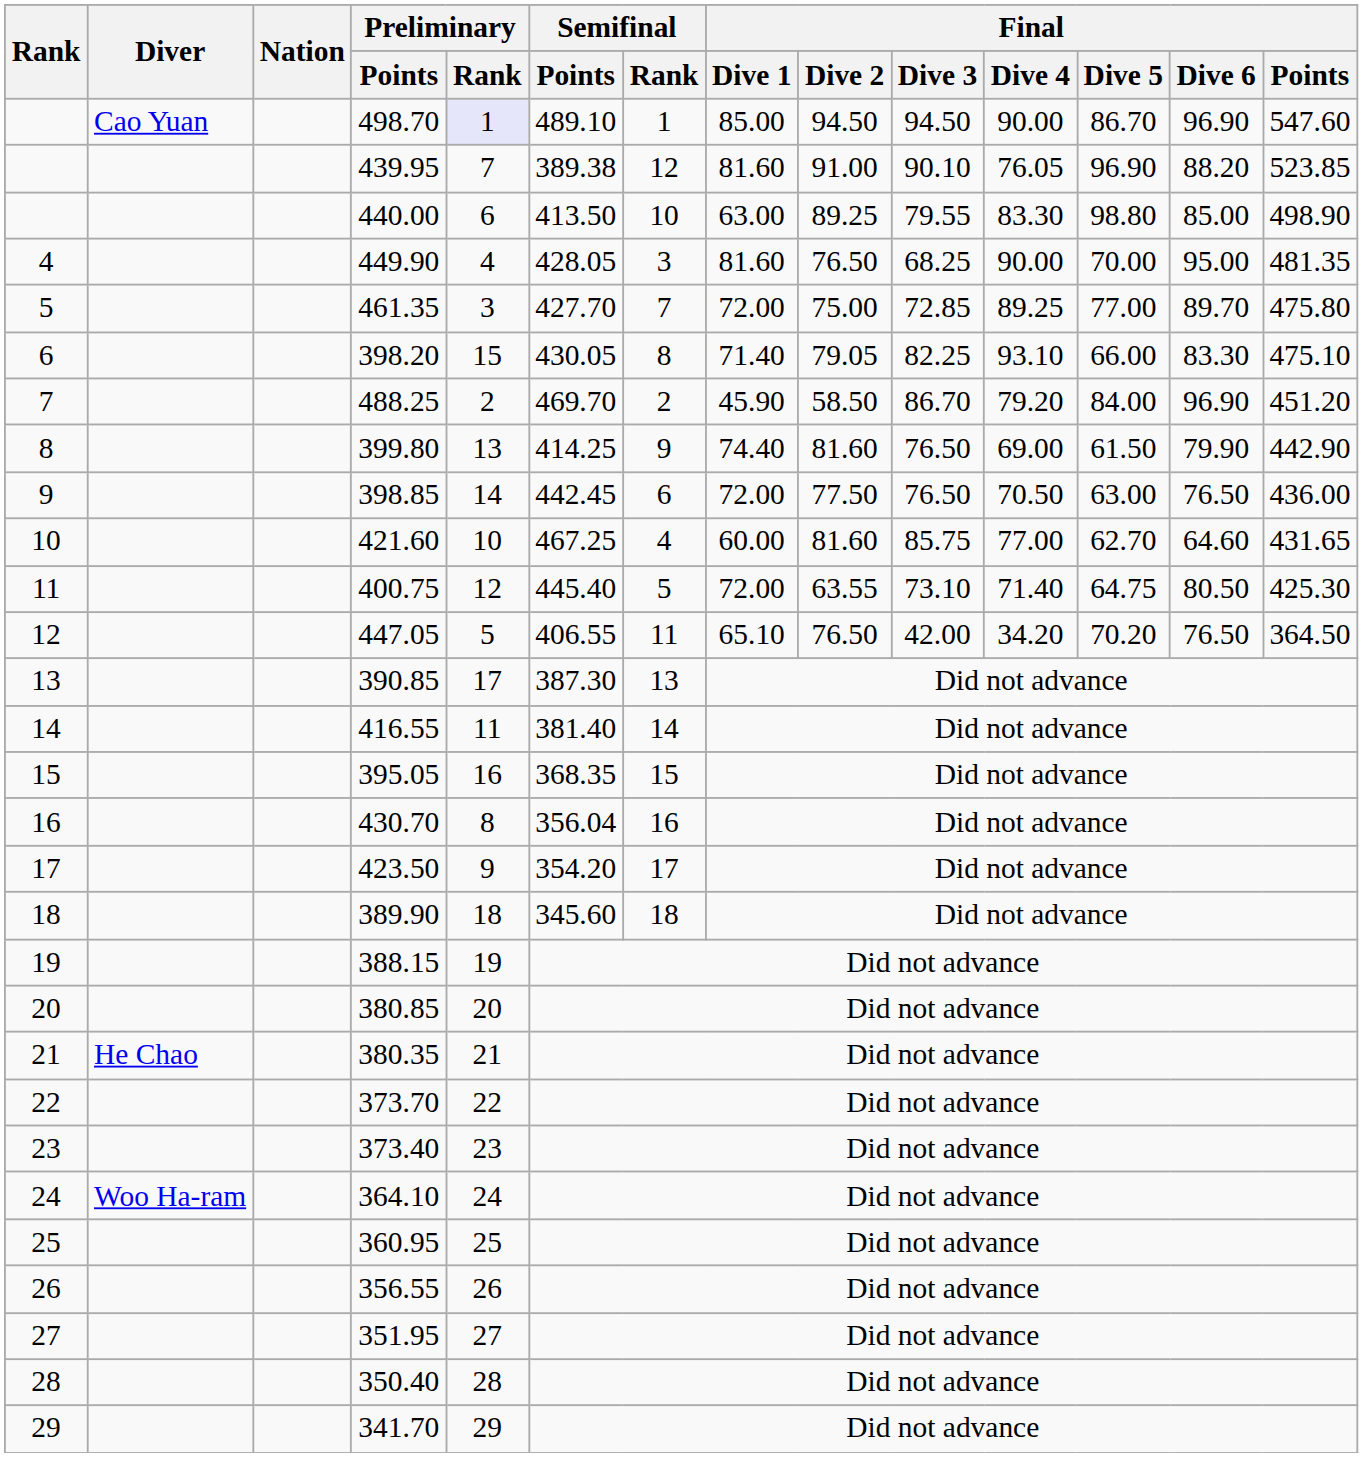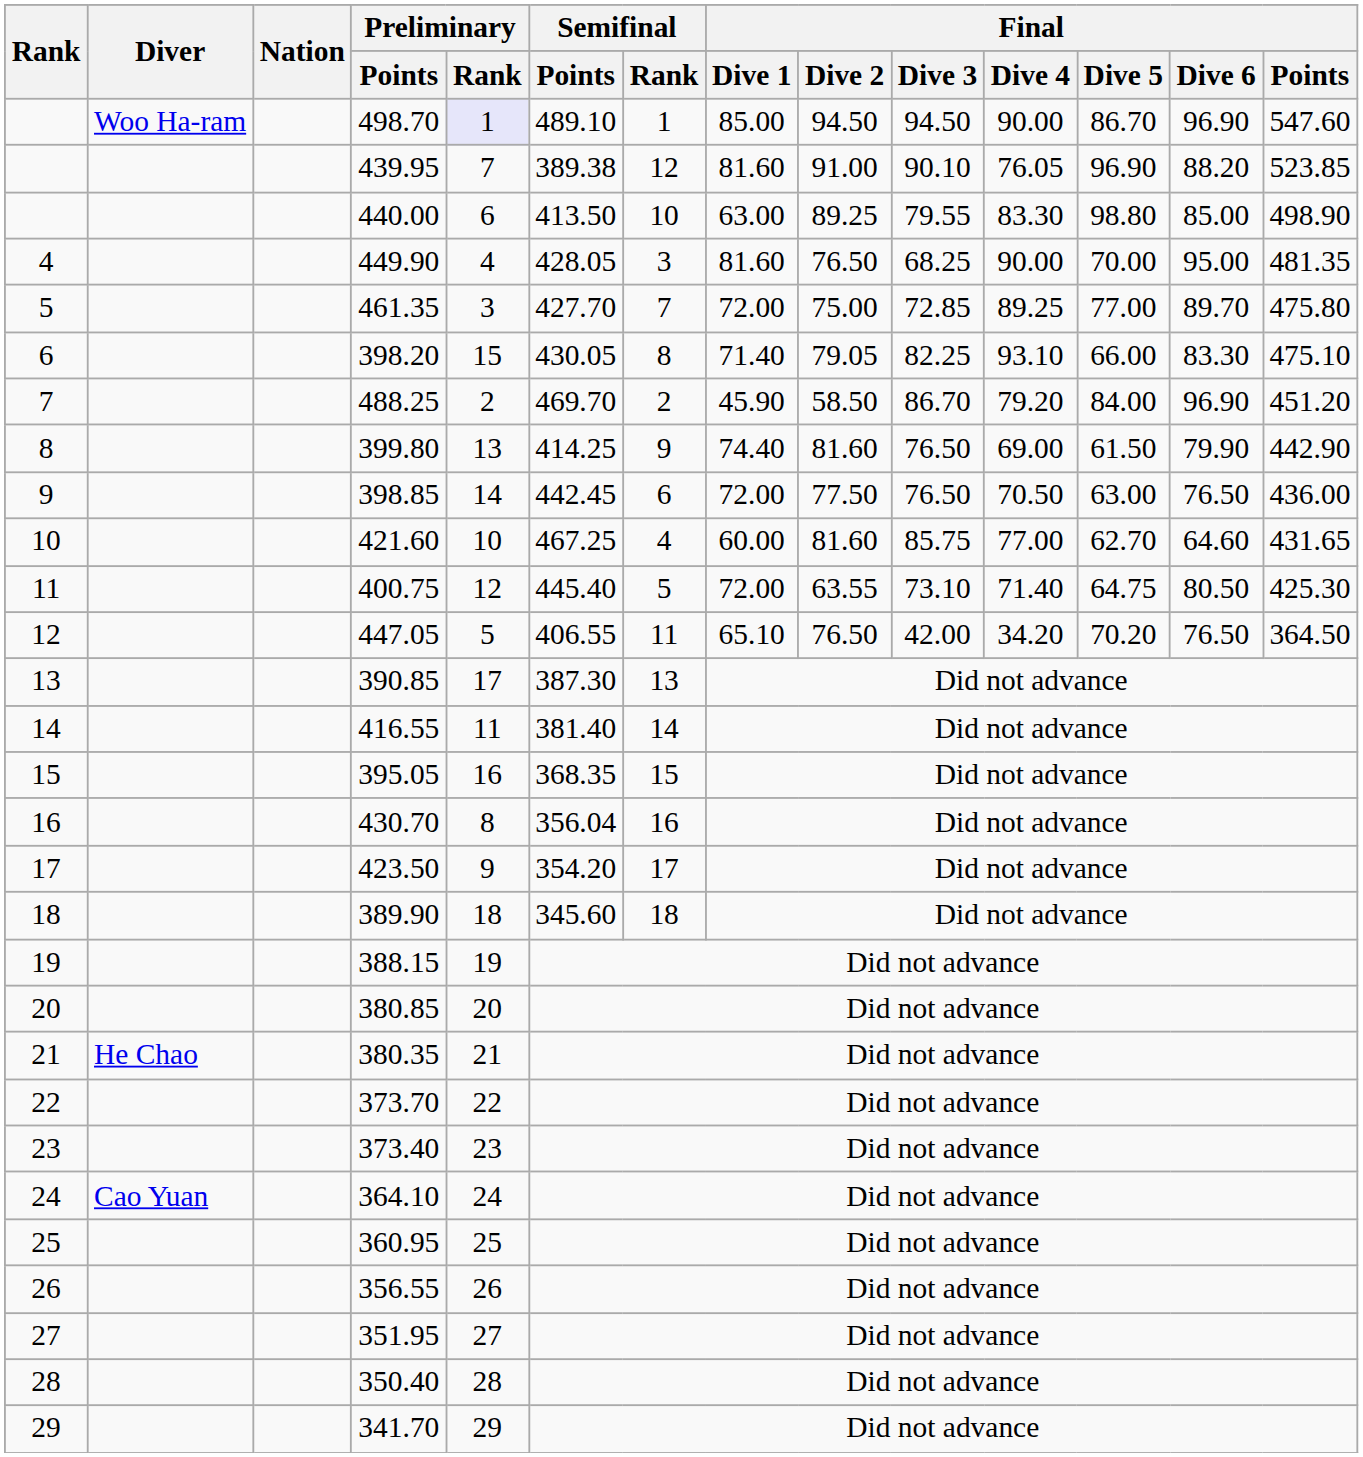(151, 121) Cao Yuan -> (170, 121) Woo Ha-ram
(170, 1195) Woo Ha-ram -> (151, 1195) Cao Yuan
